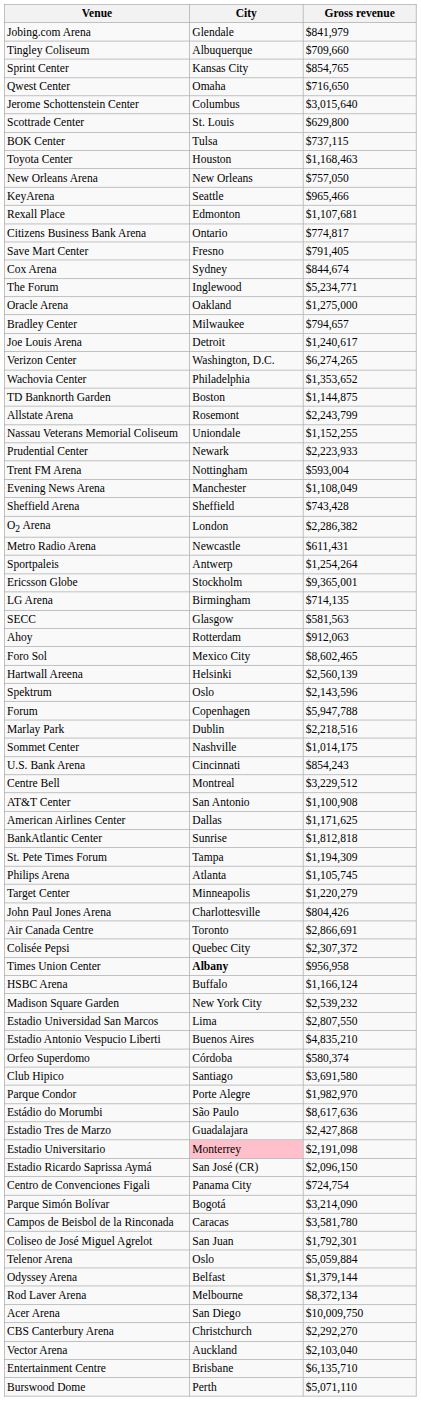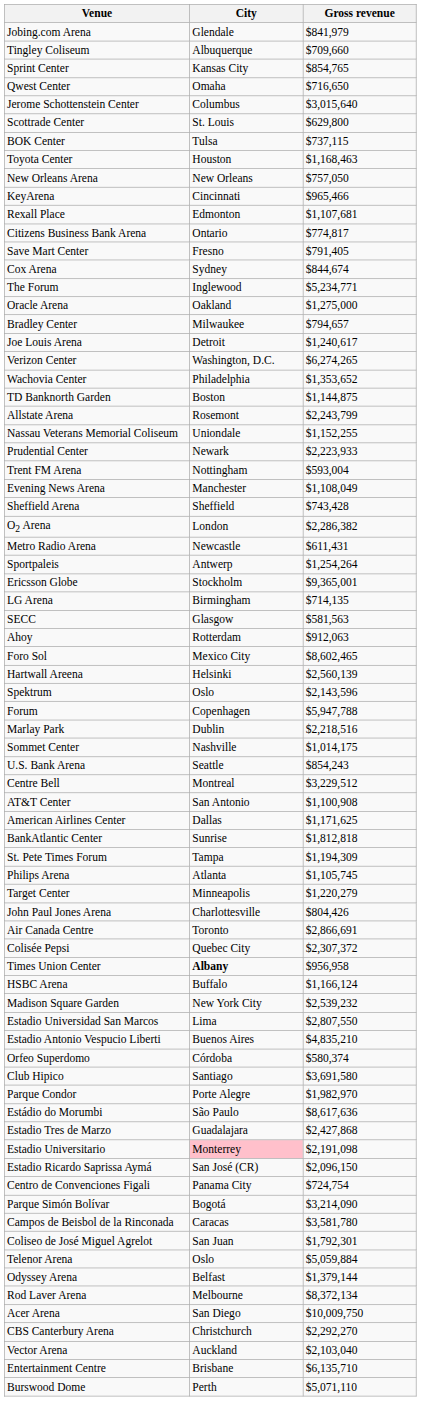(208, 196) Seattle -> (216, 196) Cincinnati
(216, 765) Cincinnati -> (208, 765) Seattle
